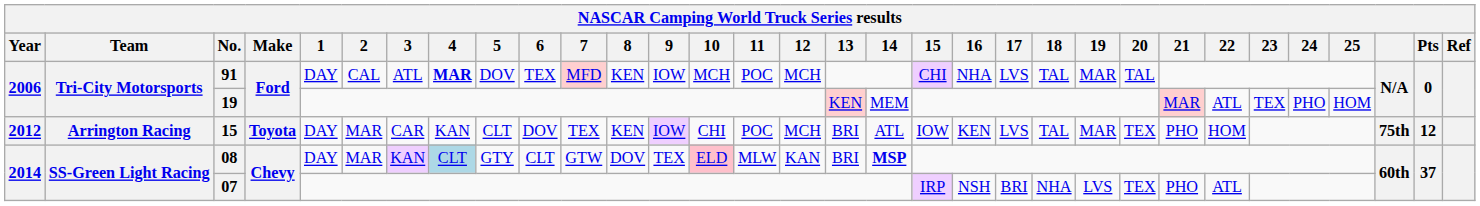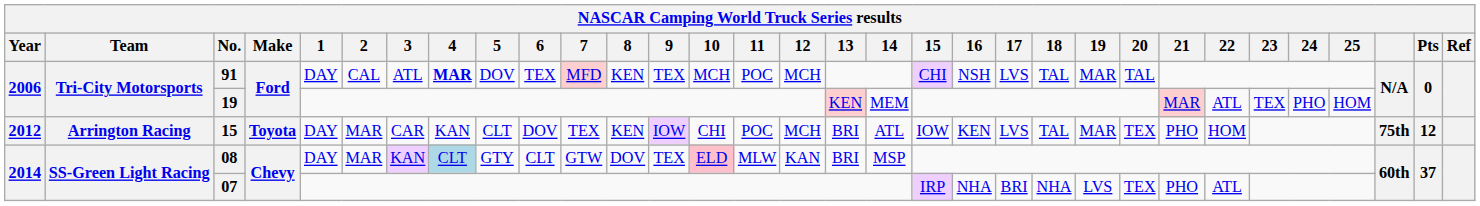(669, 74) IOW -> (669, 74) TEX
(974, 74) NHA -> (974, 74) NSH
(889, 158) bold -> (889, 158) normal
(974, 186) NSH -> (974, 186) NHA
